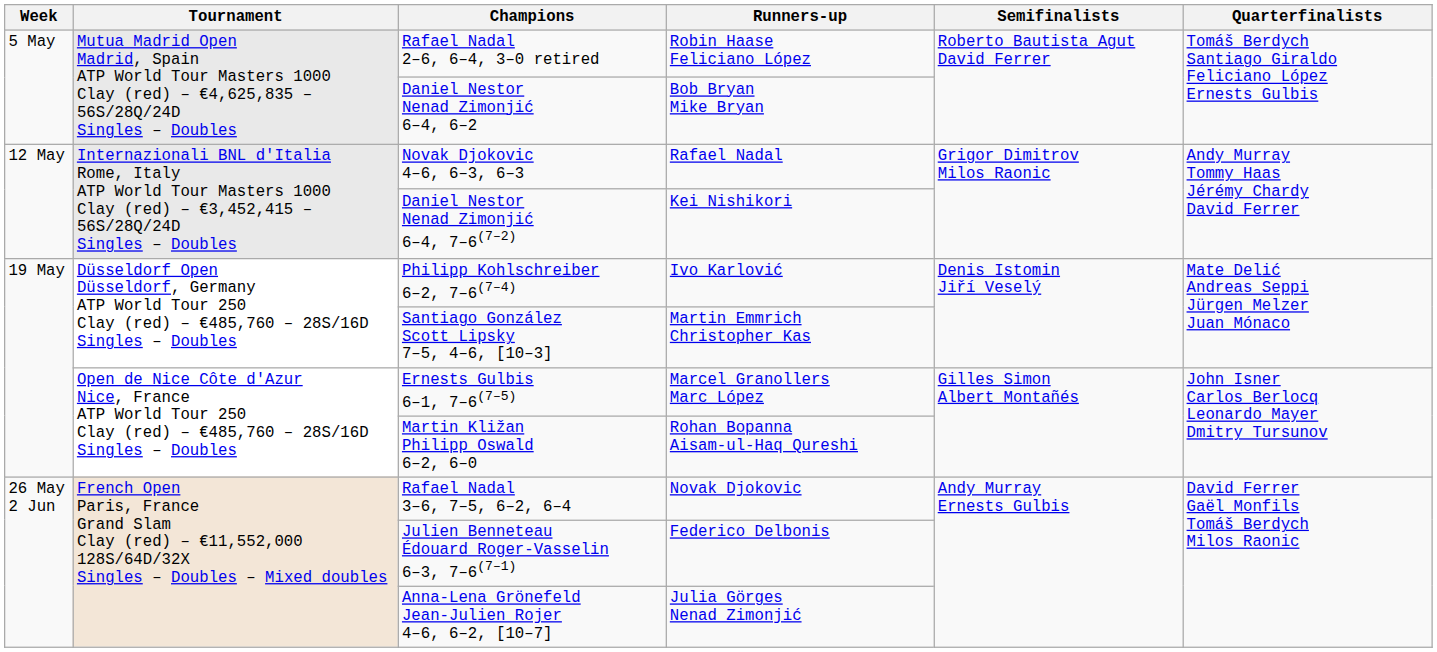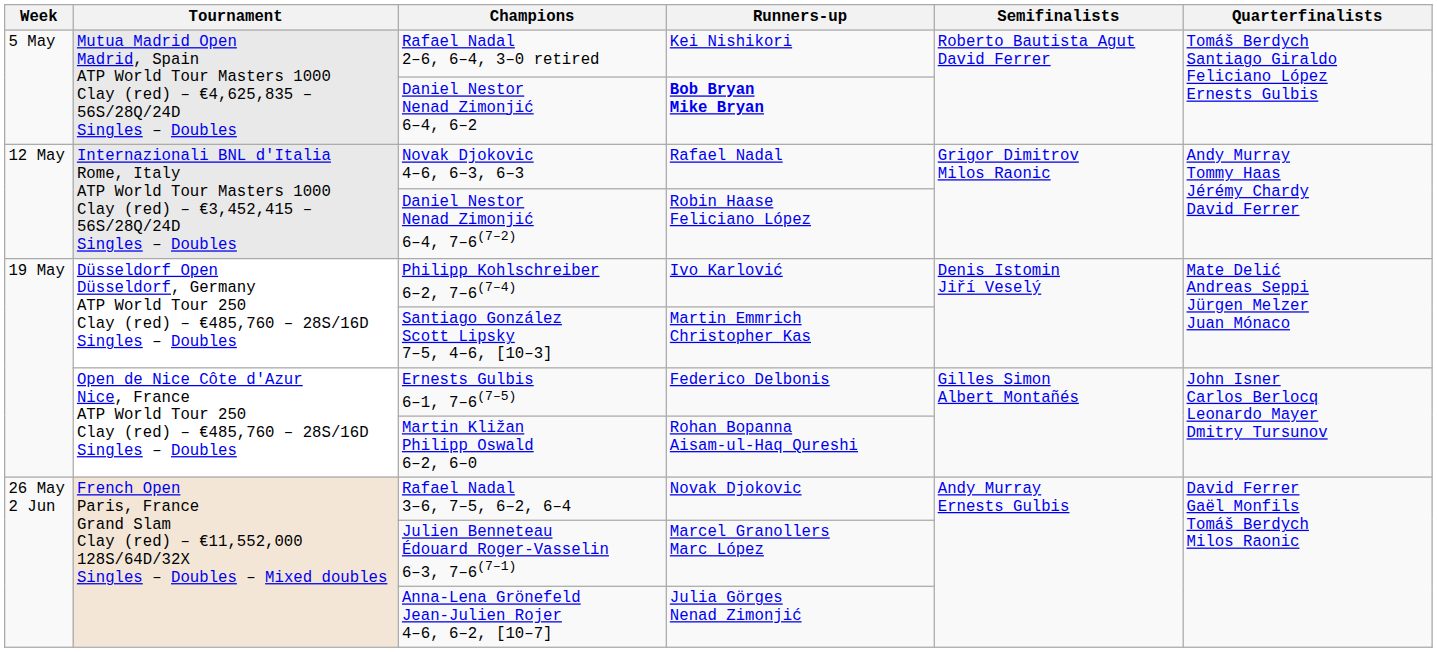(740, 52) Robin Haase Feliciano López -> (731, 43) Kei Nishikori
(717, 99) normal -> (717, 99) bold
(731, 202) Kei Nishikori -> (740, 211) Robin Haase Feliciano López
(750, 389) Marcel Granollers Marc López -> (750, 381) Federico Delbonis
(750, 533) Federico Delbonis -> (750, 542) Marcel Granollers Marc López
